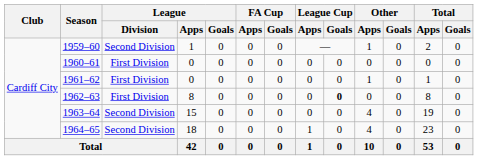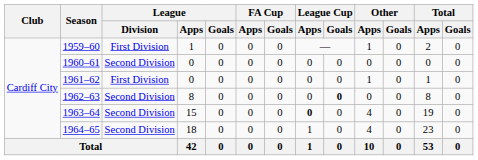(140, 46) Second Division -> (140, 46) First Division
(140, 63) First Division -> (140, 63) Second Division
(140, 96) First Division -> (140, 96) Second Division
(310, 113) normal -> (310, 113) bold
